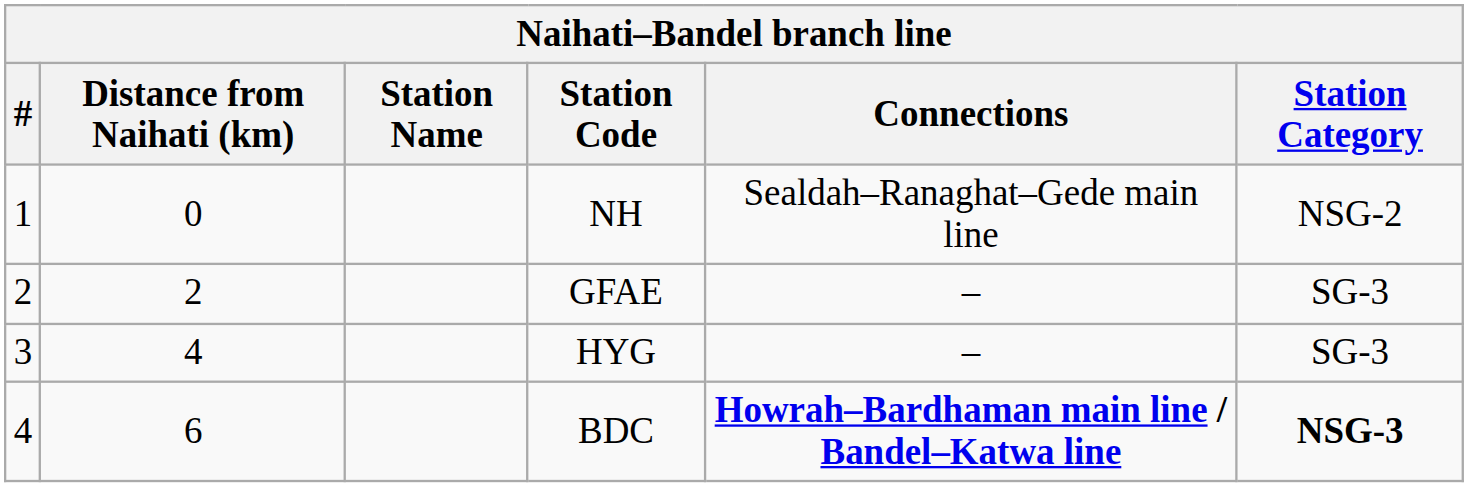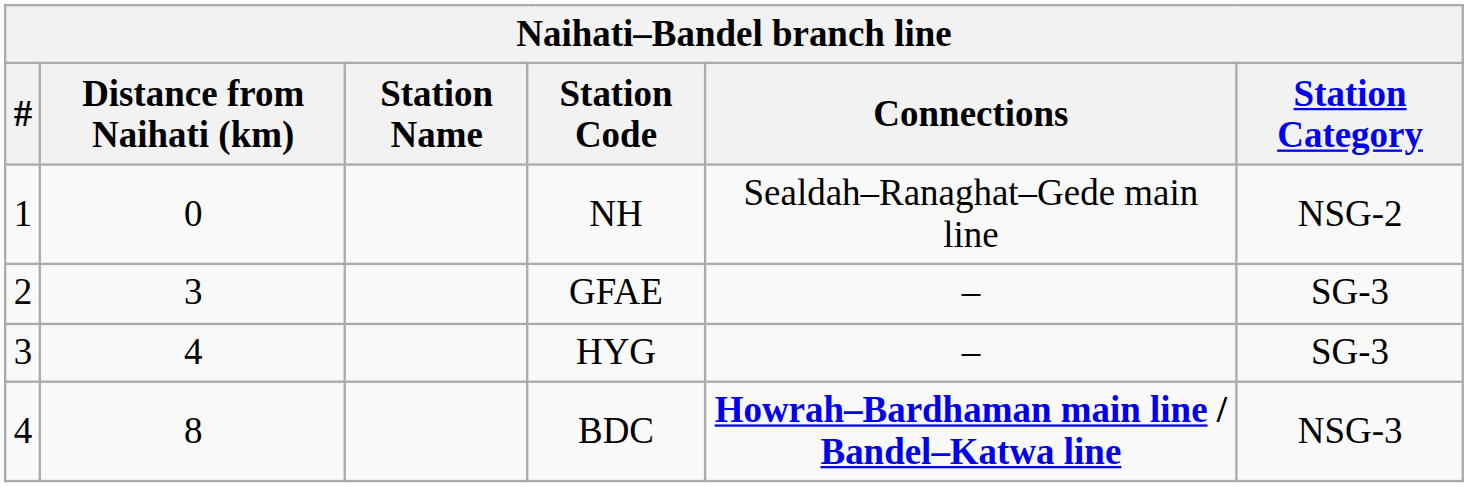(193, 292) 2 -> (193, 292) 3
(193, 430) 6 -> (193, 430) 8
(1350, 430) bold -> (1350, 430) normal
